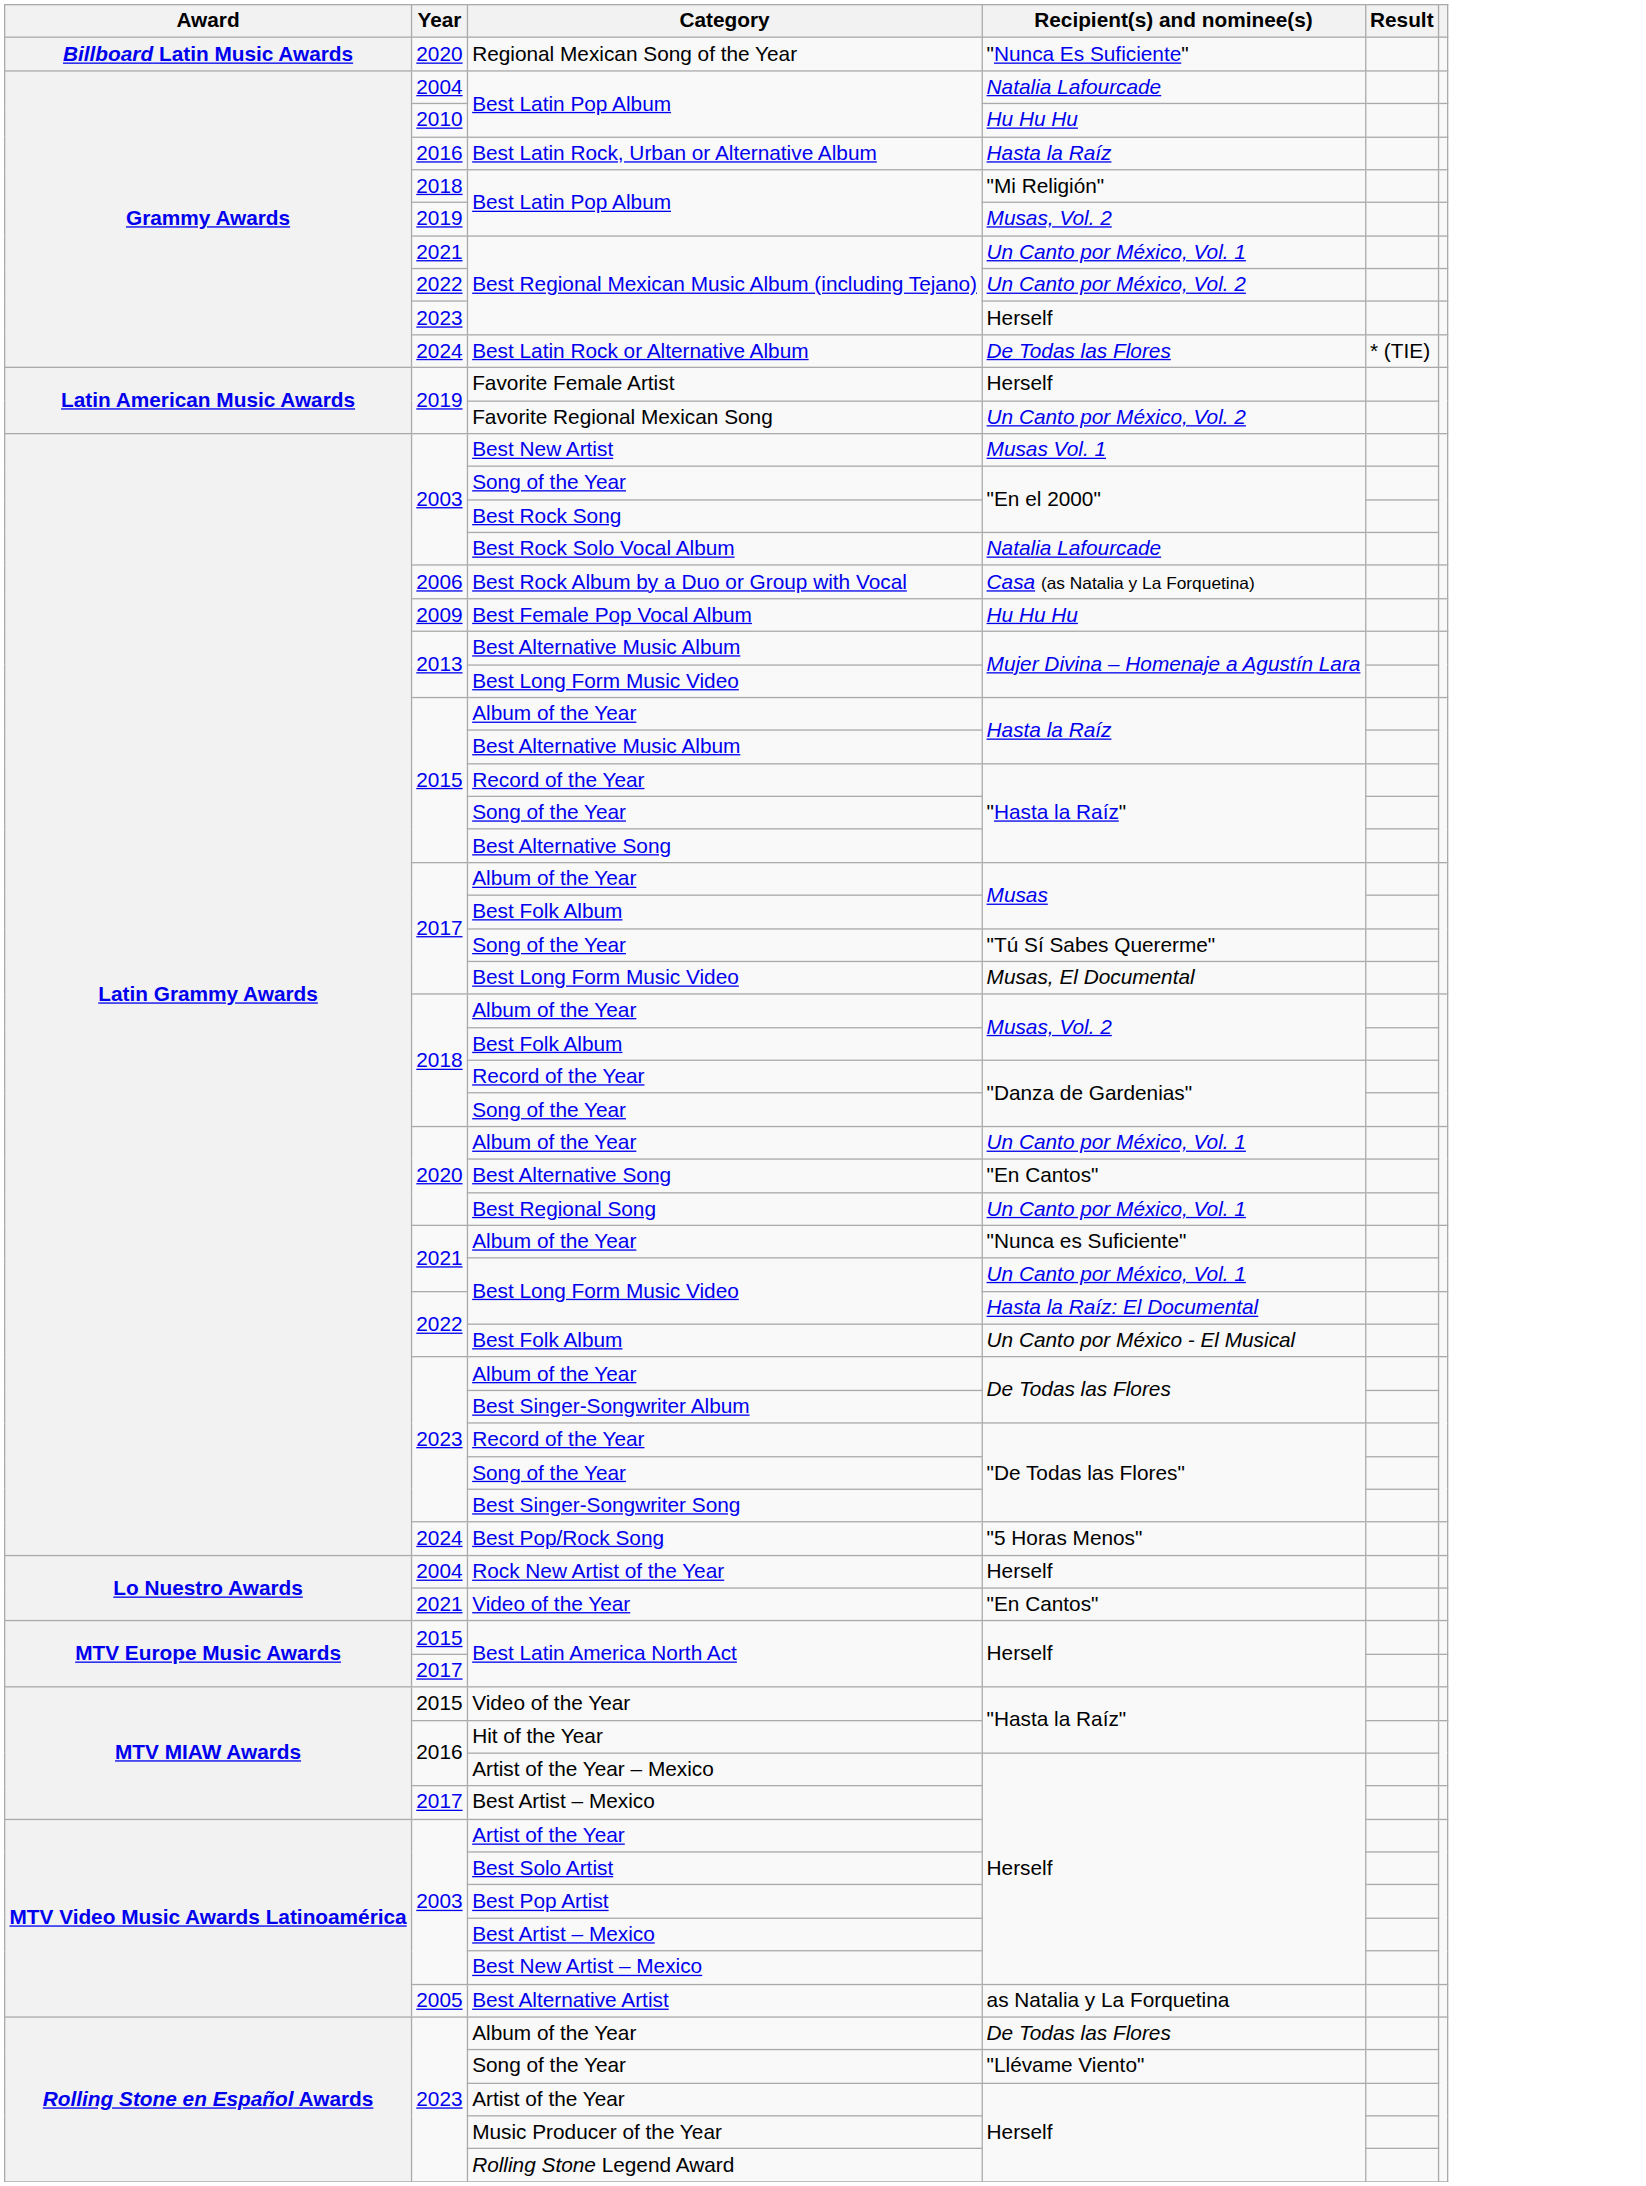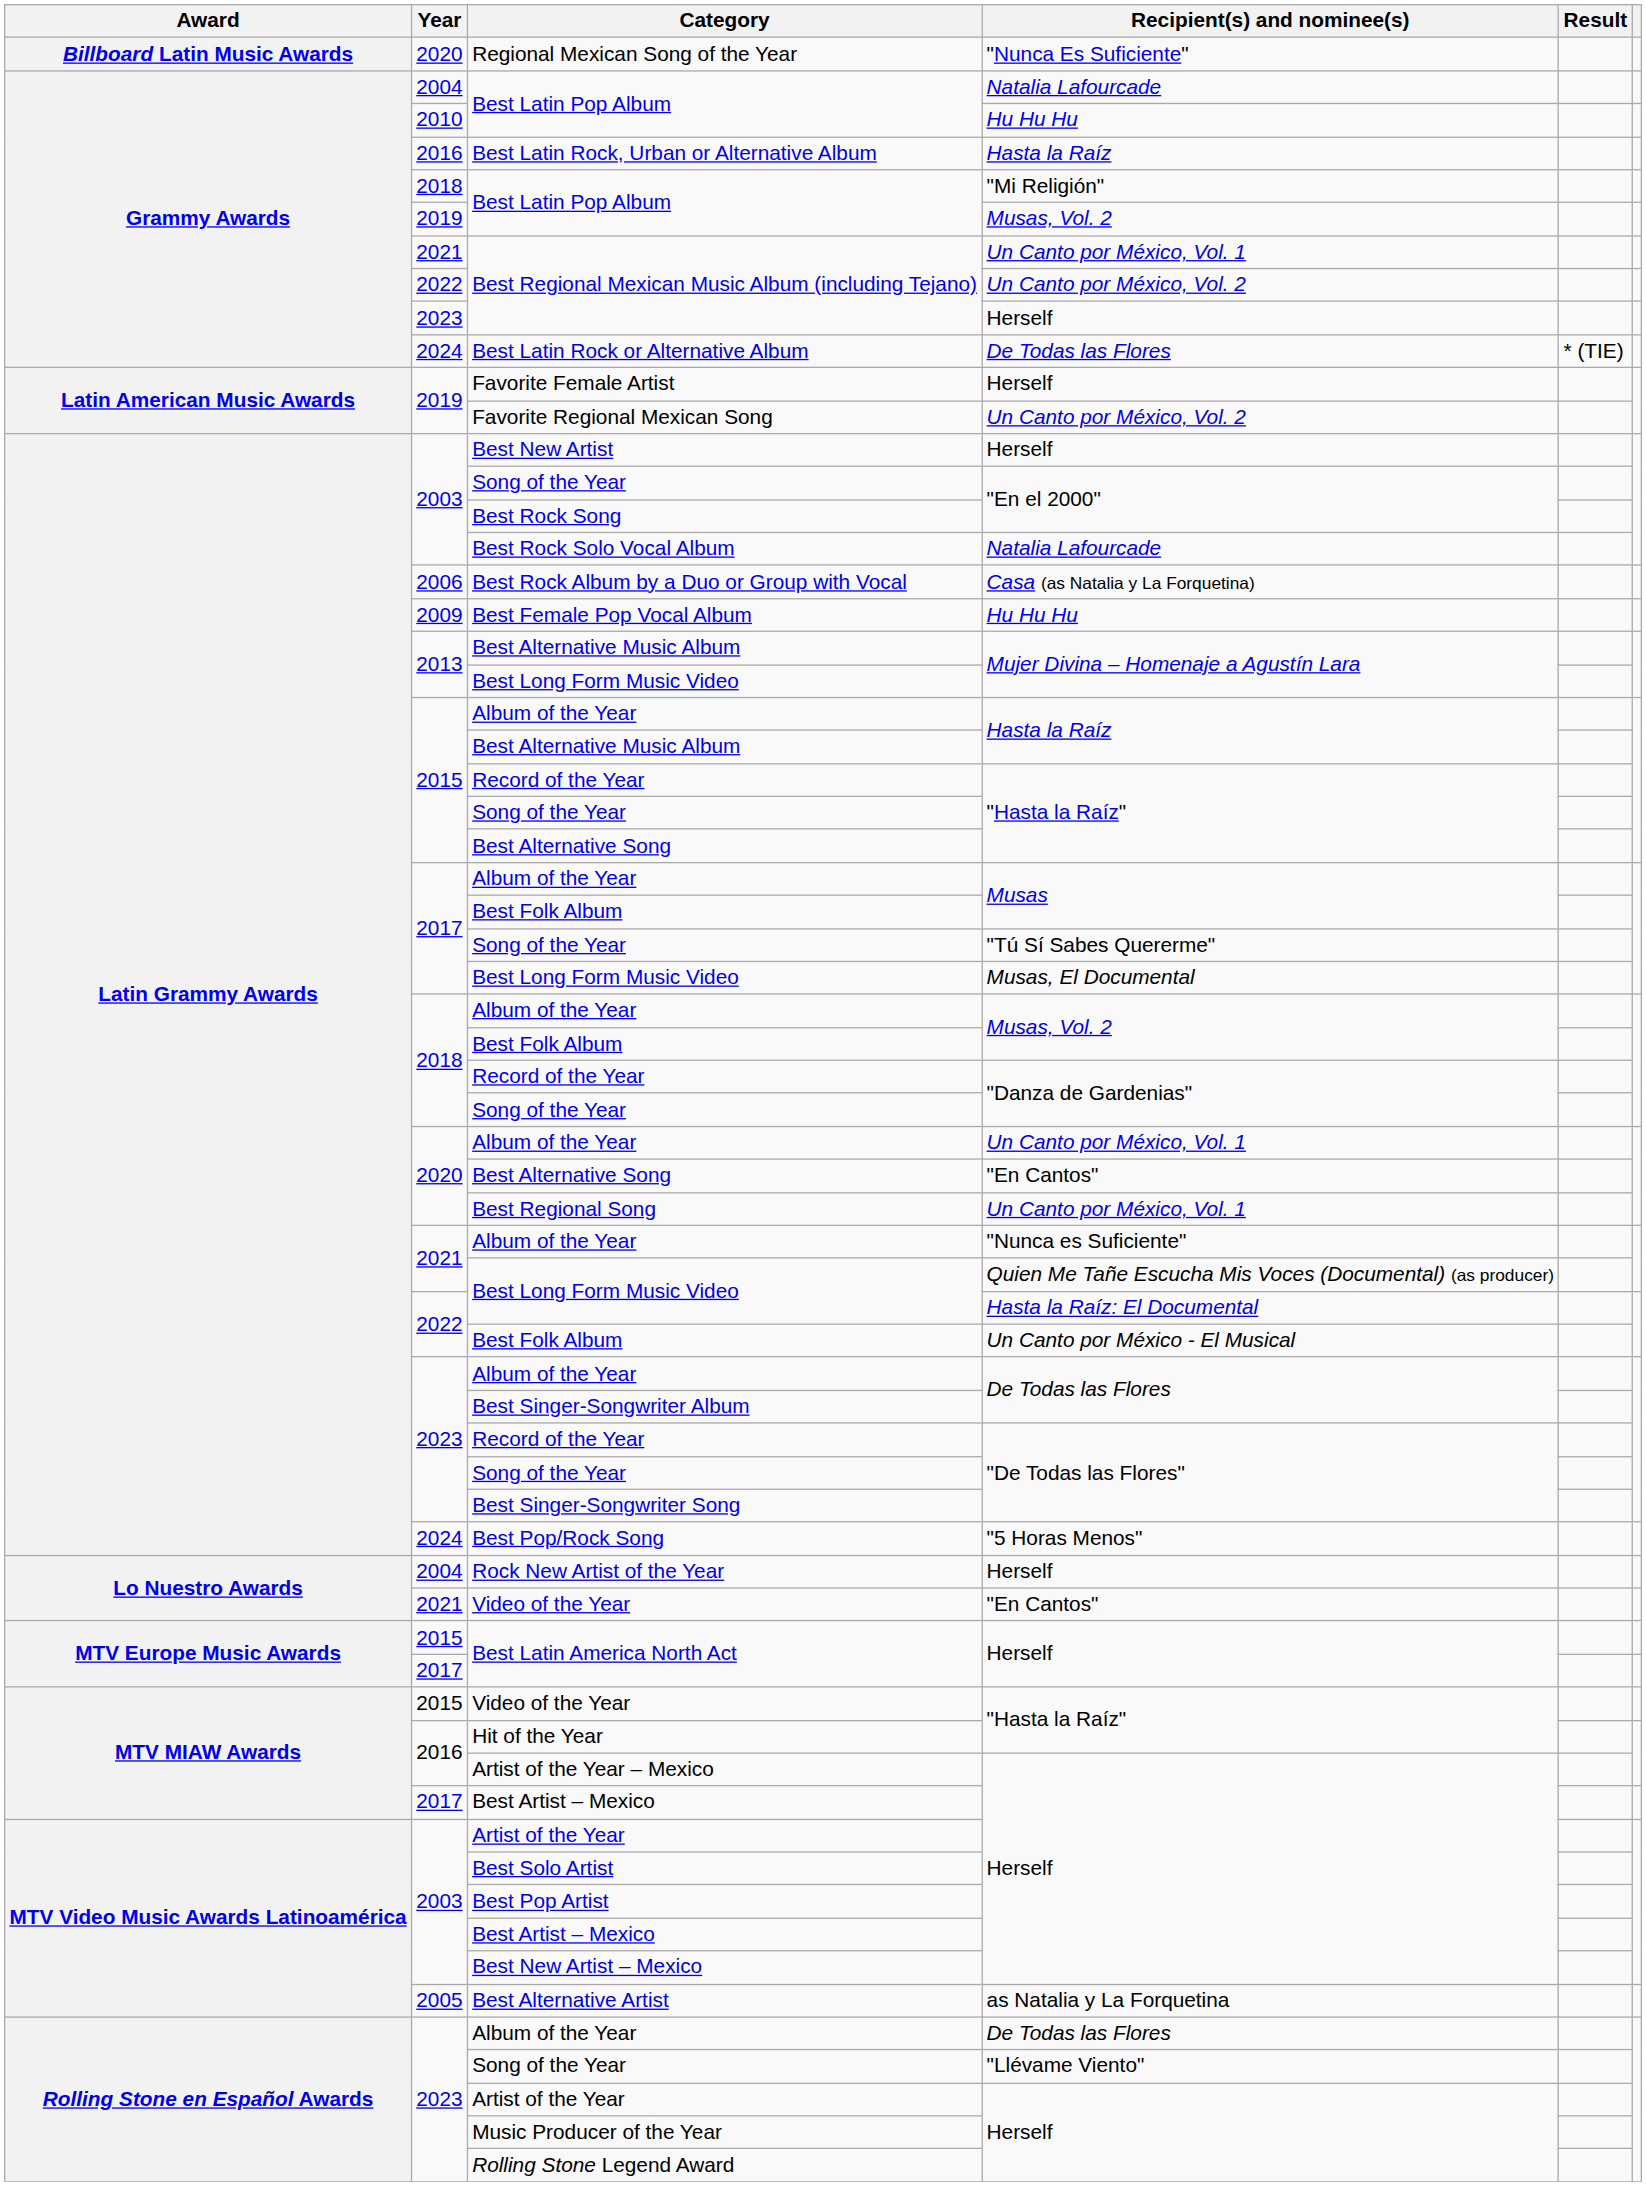(1046, 449) Musas Vol. 1 -> (1020, 449) Herself
(1116, 1274) Un Canto por México, Vol. 1 -> (1270, 1274) Quien Me Tañe Escucha Mis Voces (Documental) (as producer)
